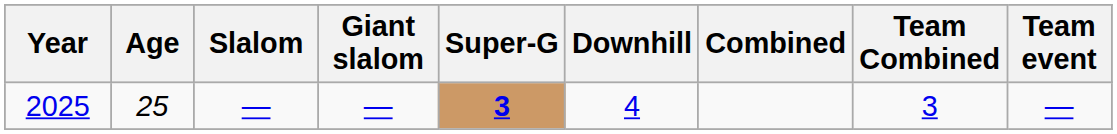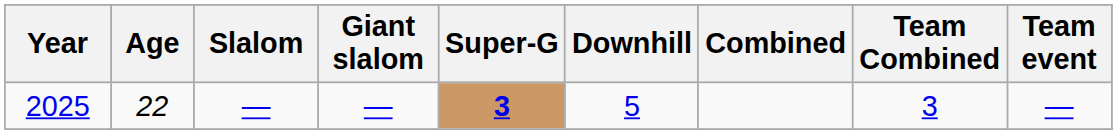(152, 105) 25 -> (152, 105) 22
(632, 105) 4 -> (632, 105) 5
